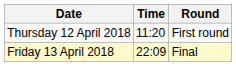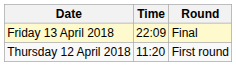rows swapped: (69, 33) <-> (61, 52)
